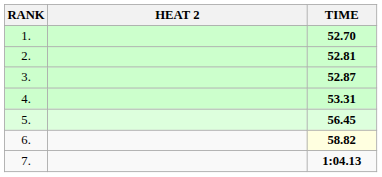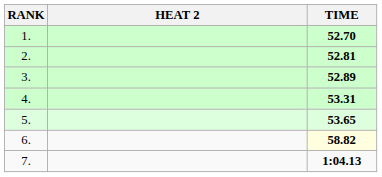(342, 78) 52.87 -> (342, 78) 52.89
(342, 119) 56.45 -> (342, 119) 53.65
